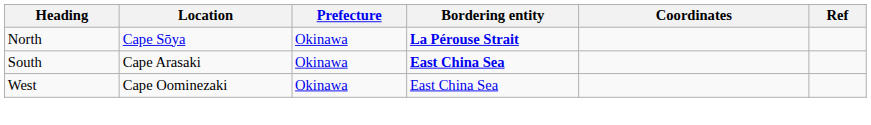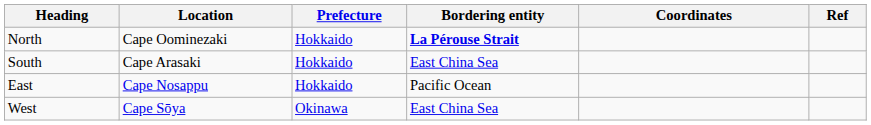(154, 39) Cape Sōya -> (175, 39) Cape Oominezaki
(321, 39) Okinawa -> (324, 39) Hokkaido
(321, 62) Okinawa -> (324, 62) Hokkaido
(457, 62) bold -> (454, 62) normal
+ row: (20, 85)
(175, 85) Cape Oominezaki -> (154, 108) Cape Sōya
